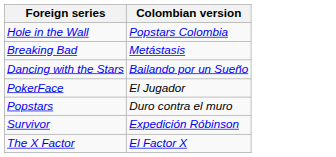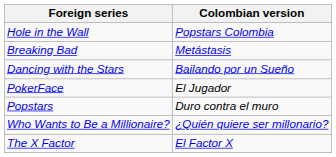- row: (28, 124)
+ row: (88, 124)
